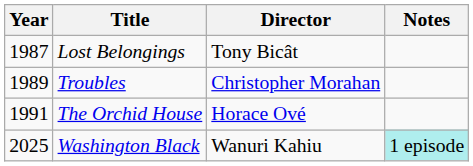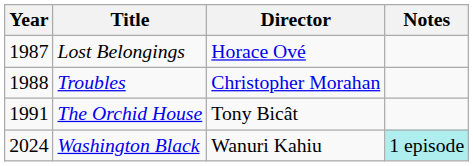(255, 51) Tony Bicât -> (259, 51) Horace Ové
(29, 82) 1989 -> (29, 82) 1988
(259, 113) Horace Ové -> (255, 113) Tony Bicât
(29, 144) 2025 -> (29, 144) 2024
